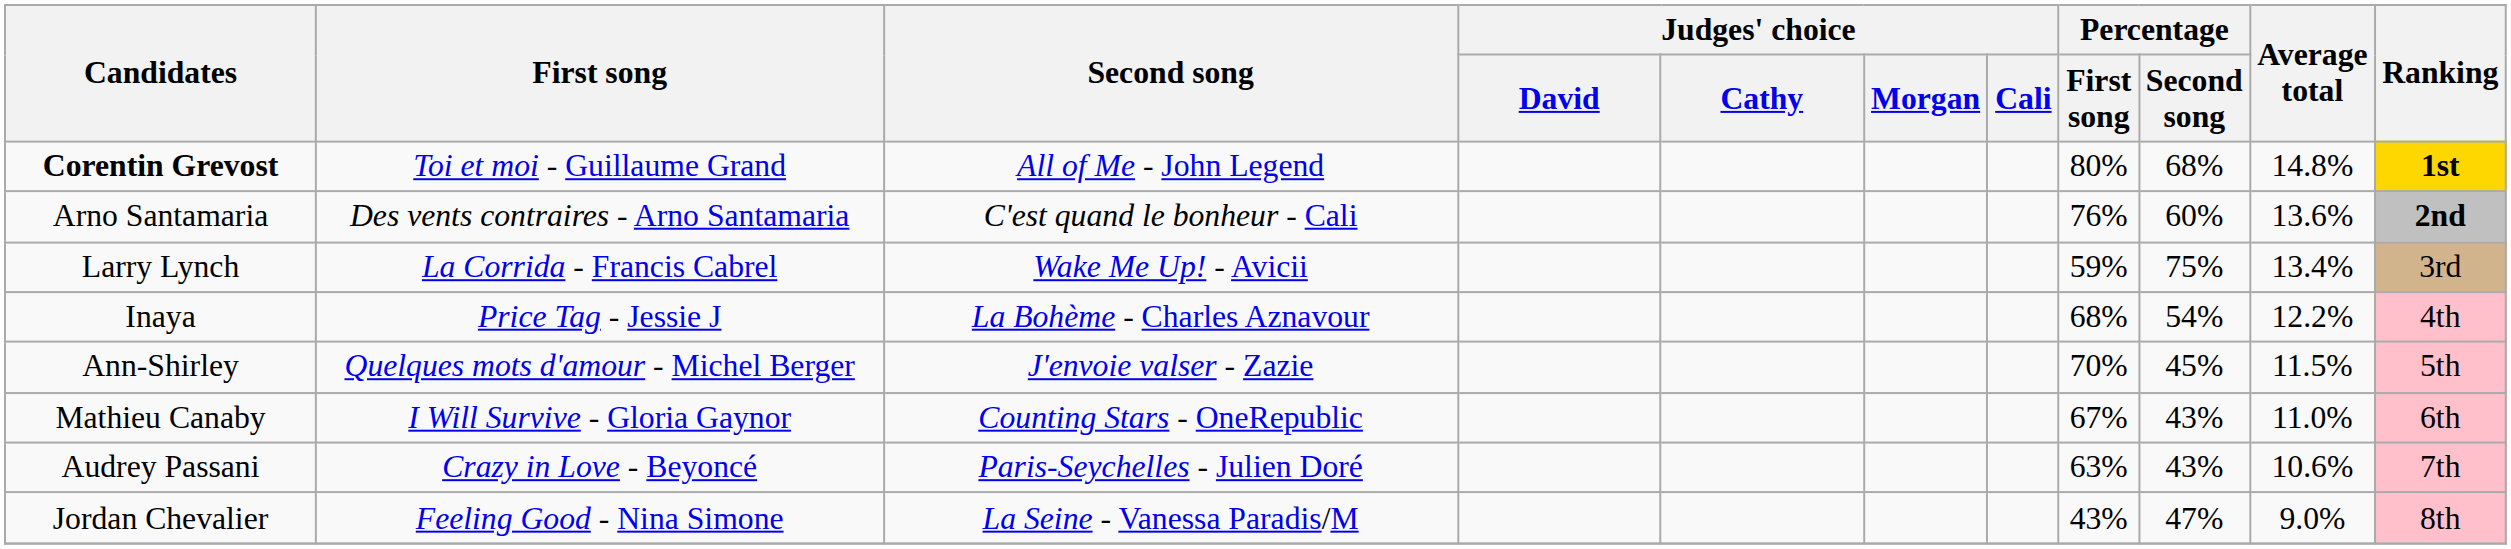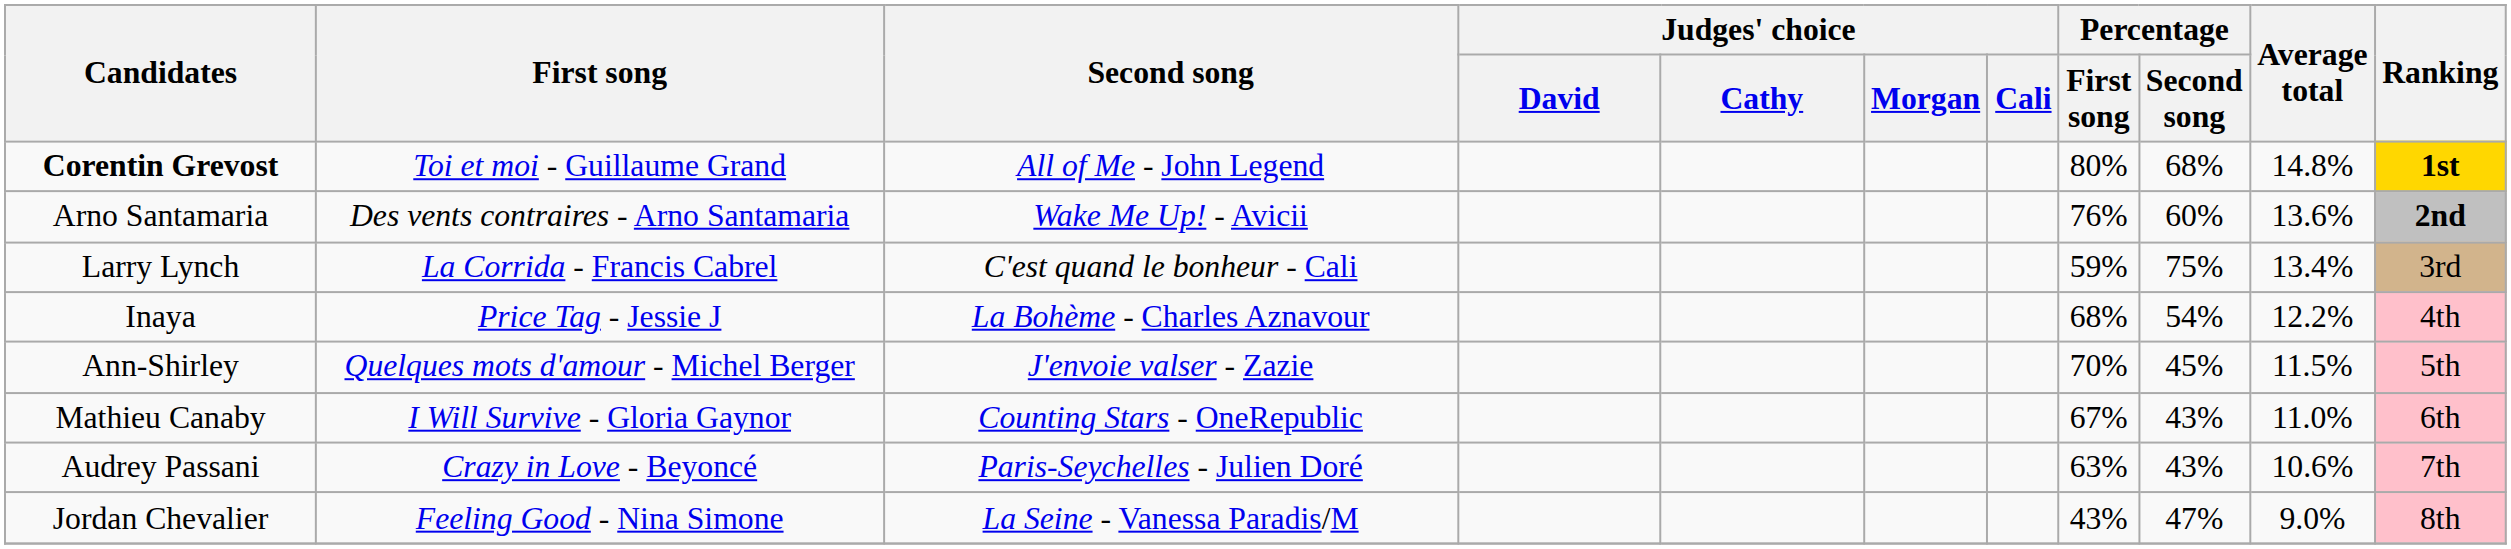(1171, 215) C'est quand le bonheur - Cali -> (1171, 215) Wake Me Up! - Avicii
(1171, 266) Wake Me Up! - Avicii -> (1171, 266) C'est quand le bonheur - Cali
